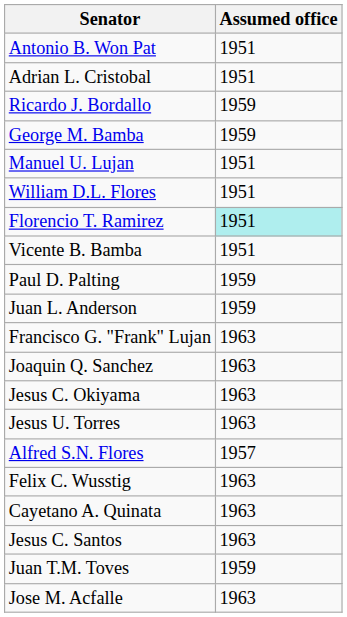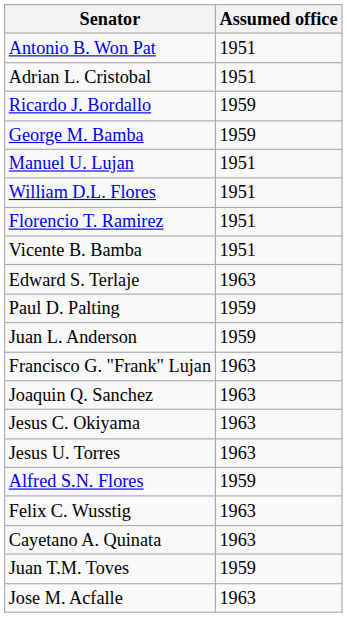(238, 221) paleturquoise background -> (238, 221) no background
+ row: (74, 279)
(238, 452) 1957 -> (238, 481) 1959
- row: (65, 539)
